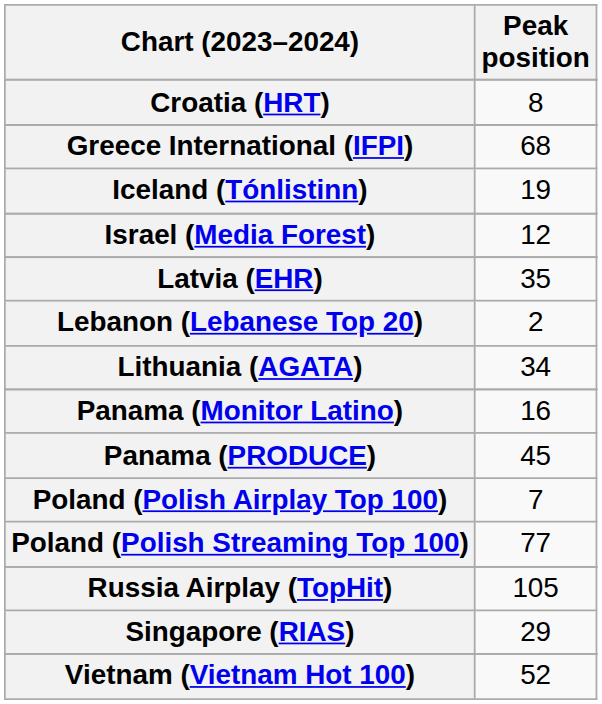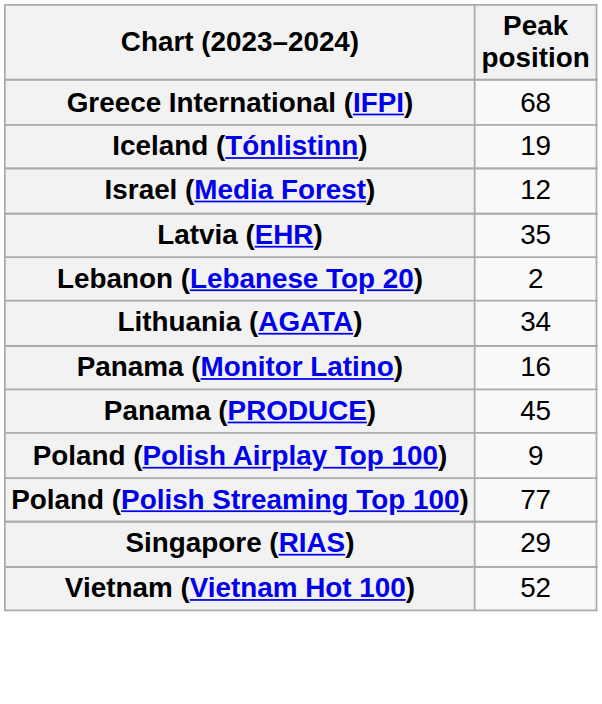- row: (240, 102)
(536, 499) 7 -> (536, 455) 9
- row: (240, 587)
